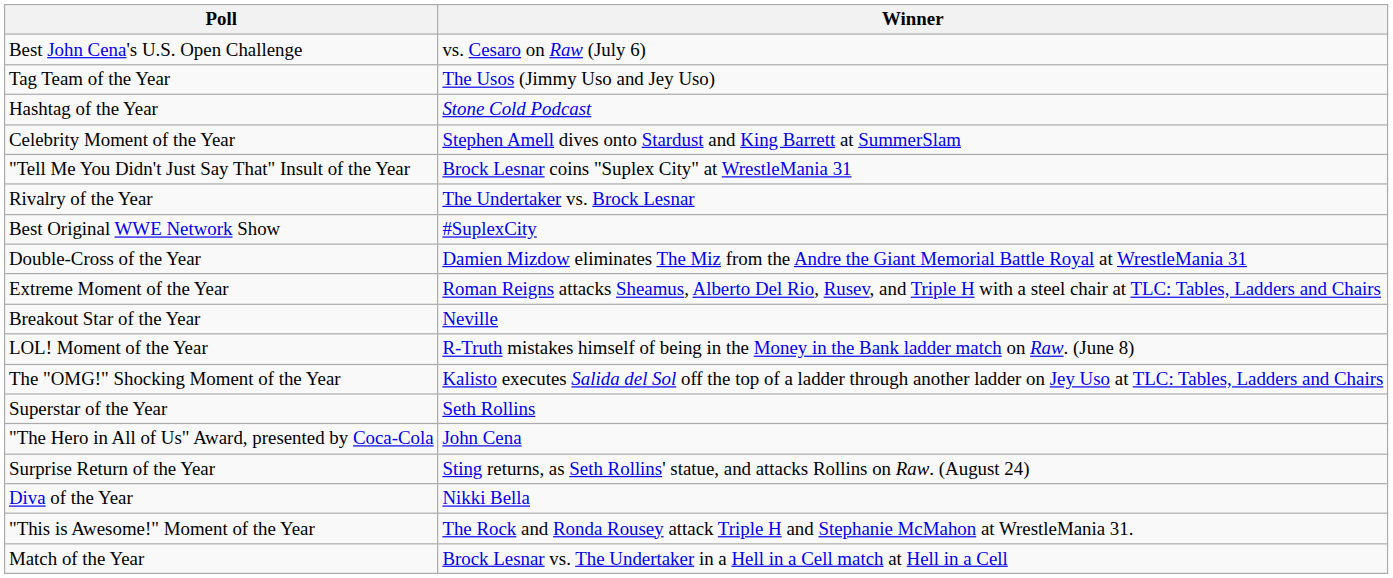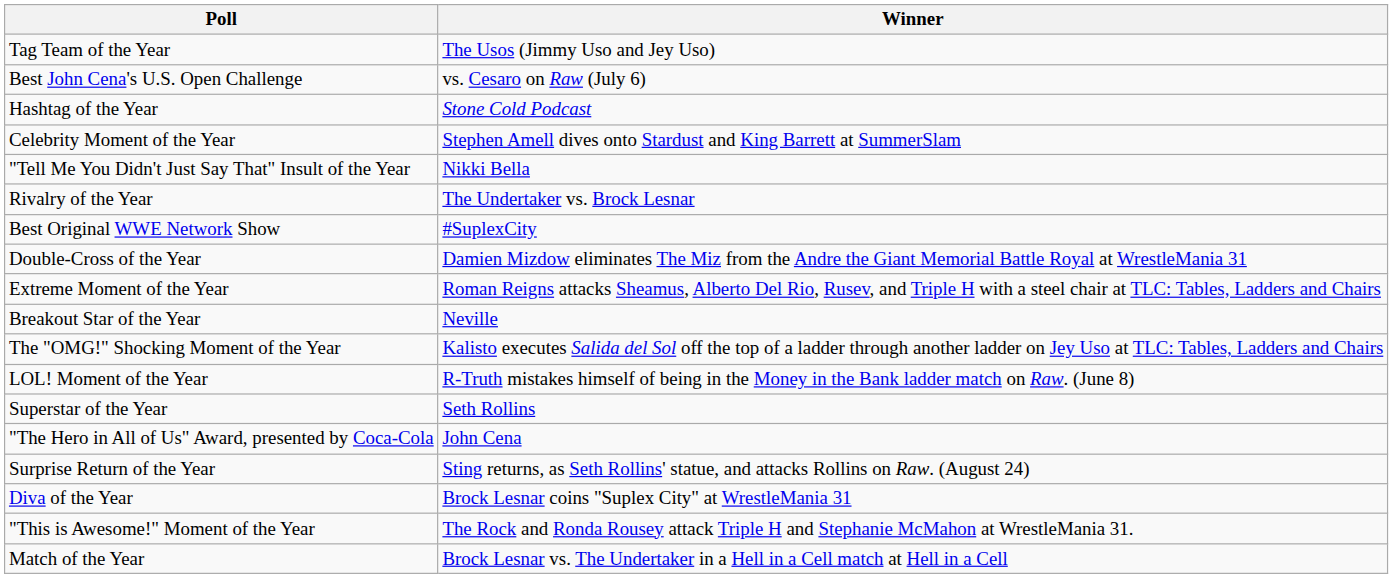rows swapped: (90, 79) <-> (156, 49)
(647, 169) Brock Lesnar coins "Suplex City" at WrestleMania 31 -> (486, 169) Nikki Bella
rows swapped: (108, 348) <-> (175, 378)
(486, 498) Nikki Bella -> (647, 498) Brock Lesnar coins "Suplex City" at WrestleMania 31
